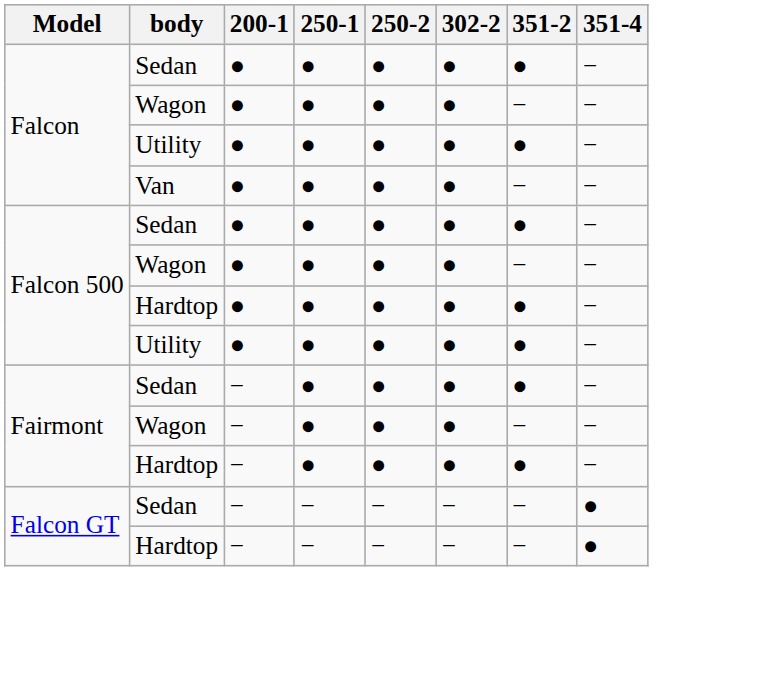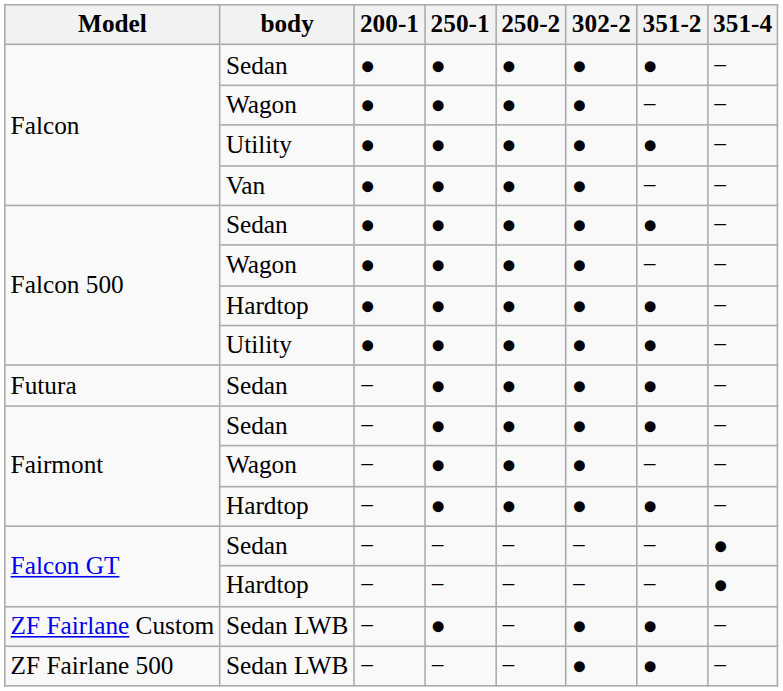+ row: (44, 385)
+ row: (112, 625)
+ row: (92, 666)
